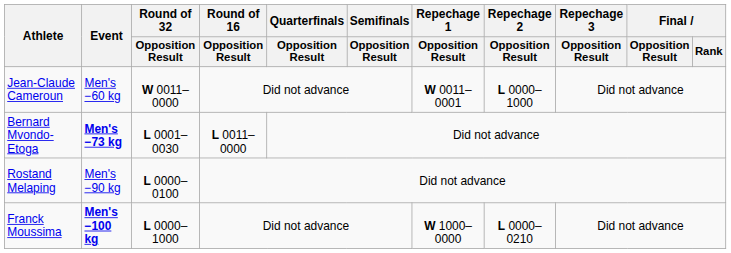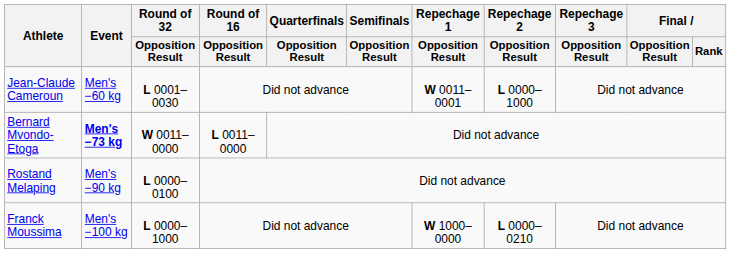(165, 97) W 0011–0000 -> (165, 97) L 0001–0030
(165, 142) L 0001–0030 -> (165, 142) W 0011–0000
(101, 226) bold -> (106, 226) normal
